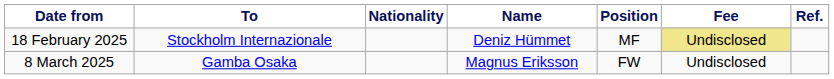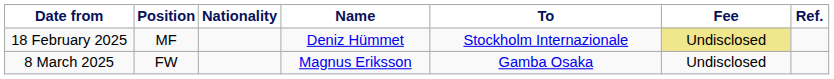columns swapped: (629, 17) <-> (249, 17)
